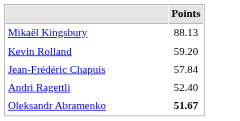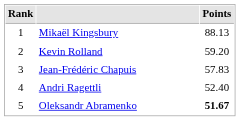+ column: (21, 14)
(186, 69) 57.84 -> (217, 69) 57.83
